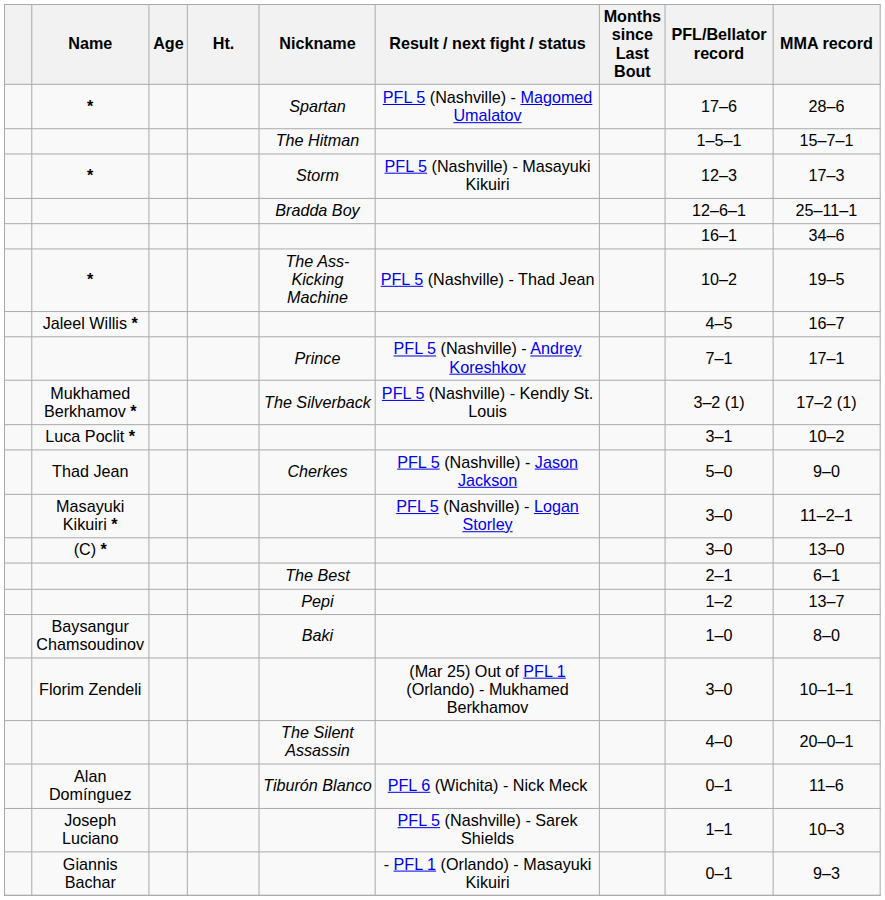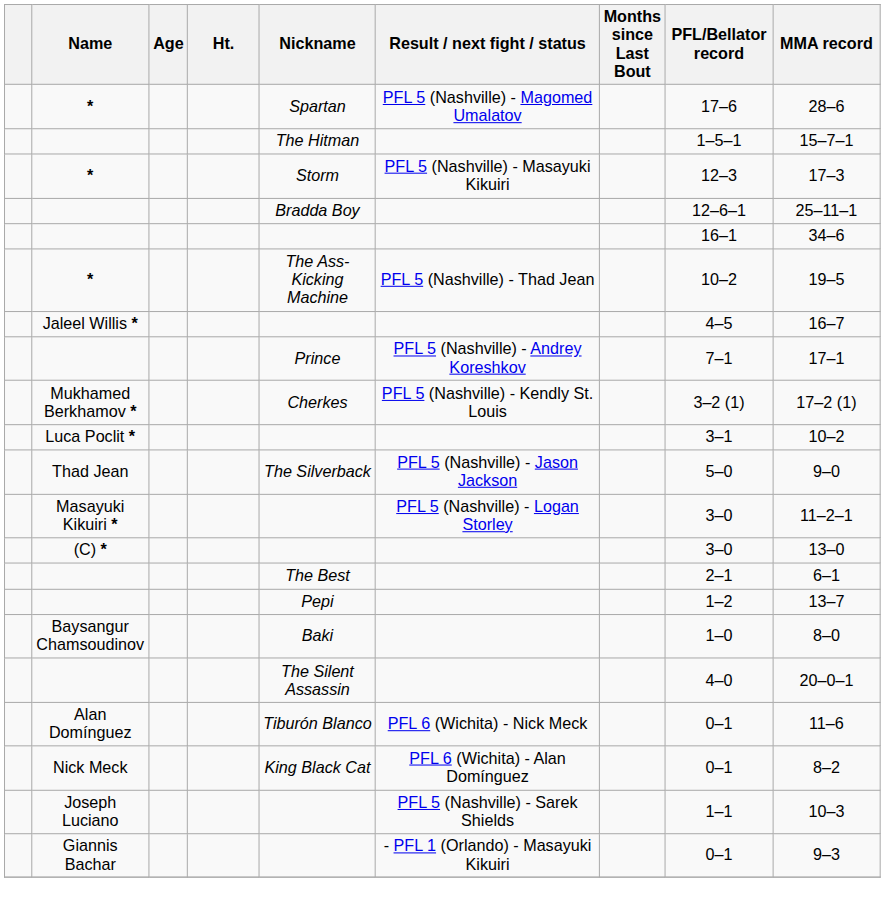(317, 402) The Silverback -> (317, 402) Cherkes
(317, 471) Cherkes -> (317, 471) The Silverback
- row: (18, 689)
+ row: (18, 768)
